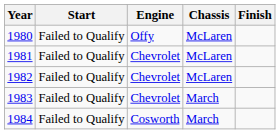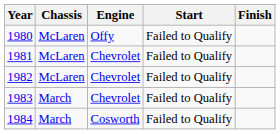columns swapped: (209, 15) <-> (81, 15)
